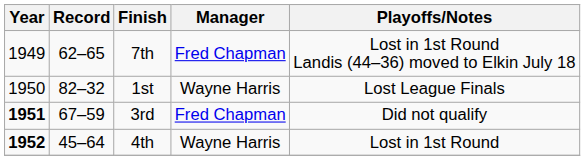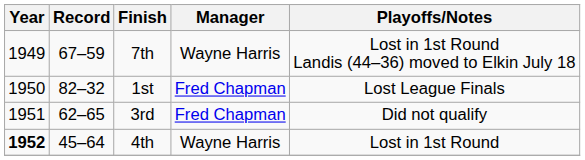(82, 53) 62–65 -> (82, 53) 67–59
(230, 53) Fred Chapman -> (230, 53) Wayne Harris
(230, 89) Wayne Harris -> (230, 89) Fred Chapman
(27, 115) bold -> (27, 115) normal
(82, 115) 67–59 -> (82, 115) 62–65
